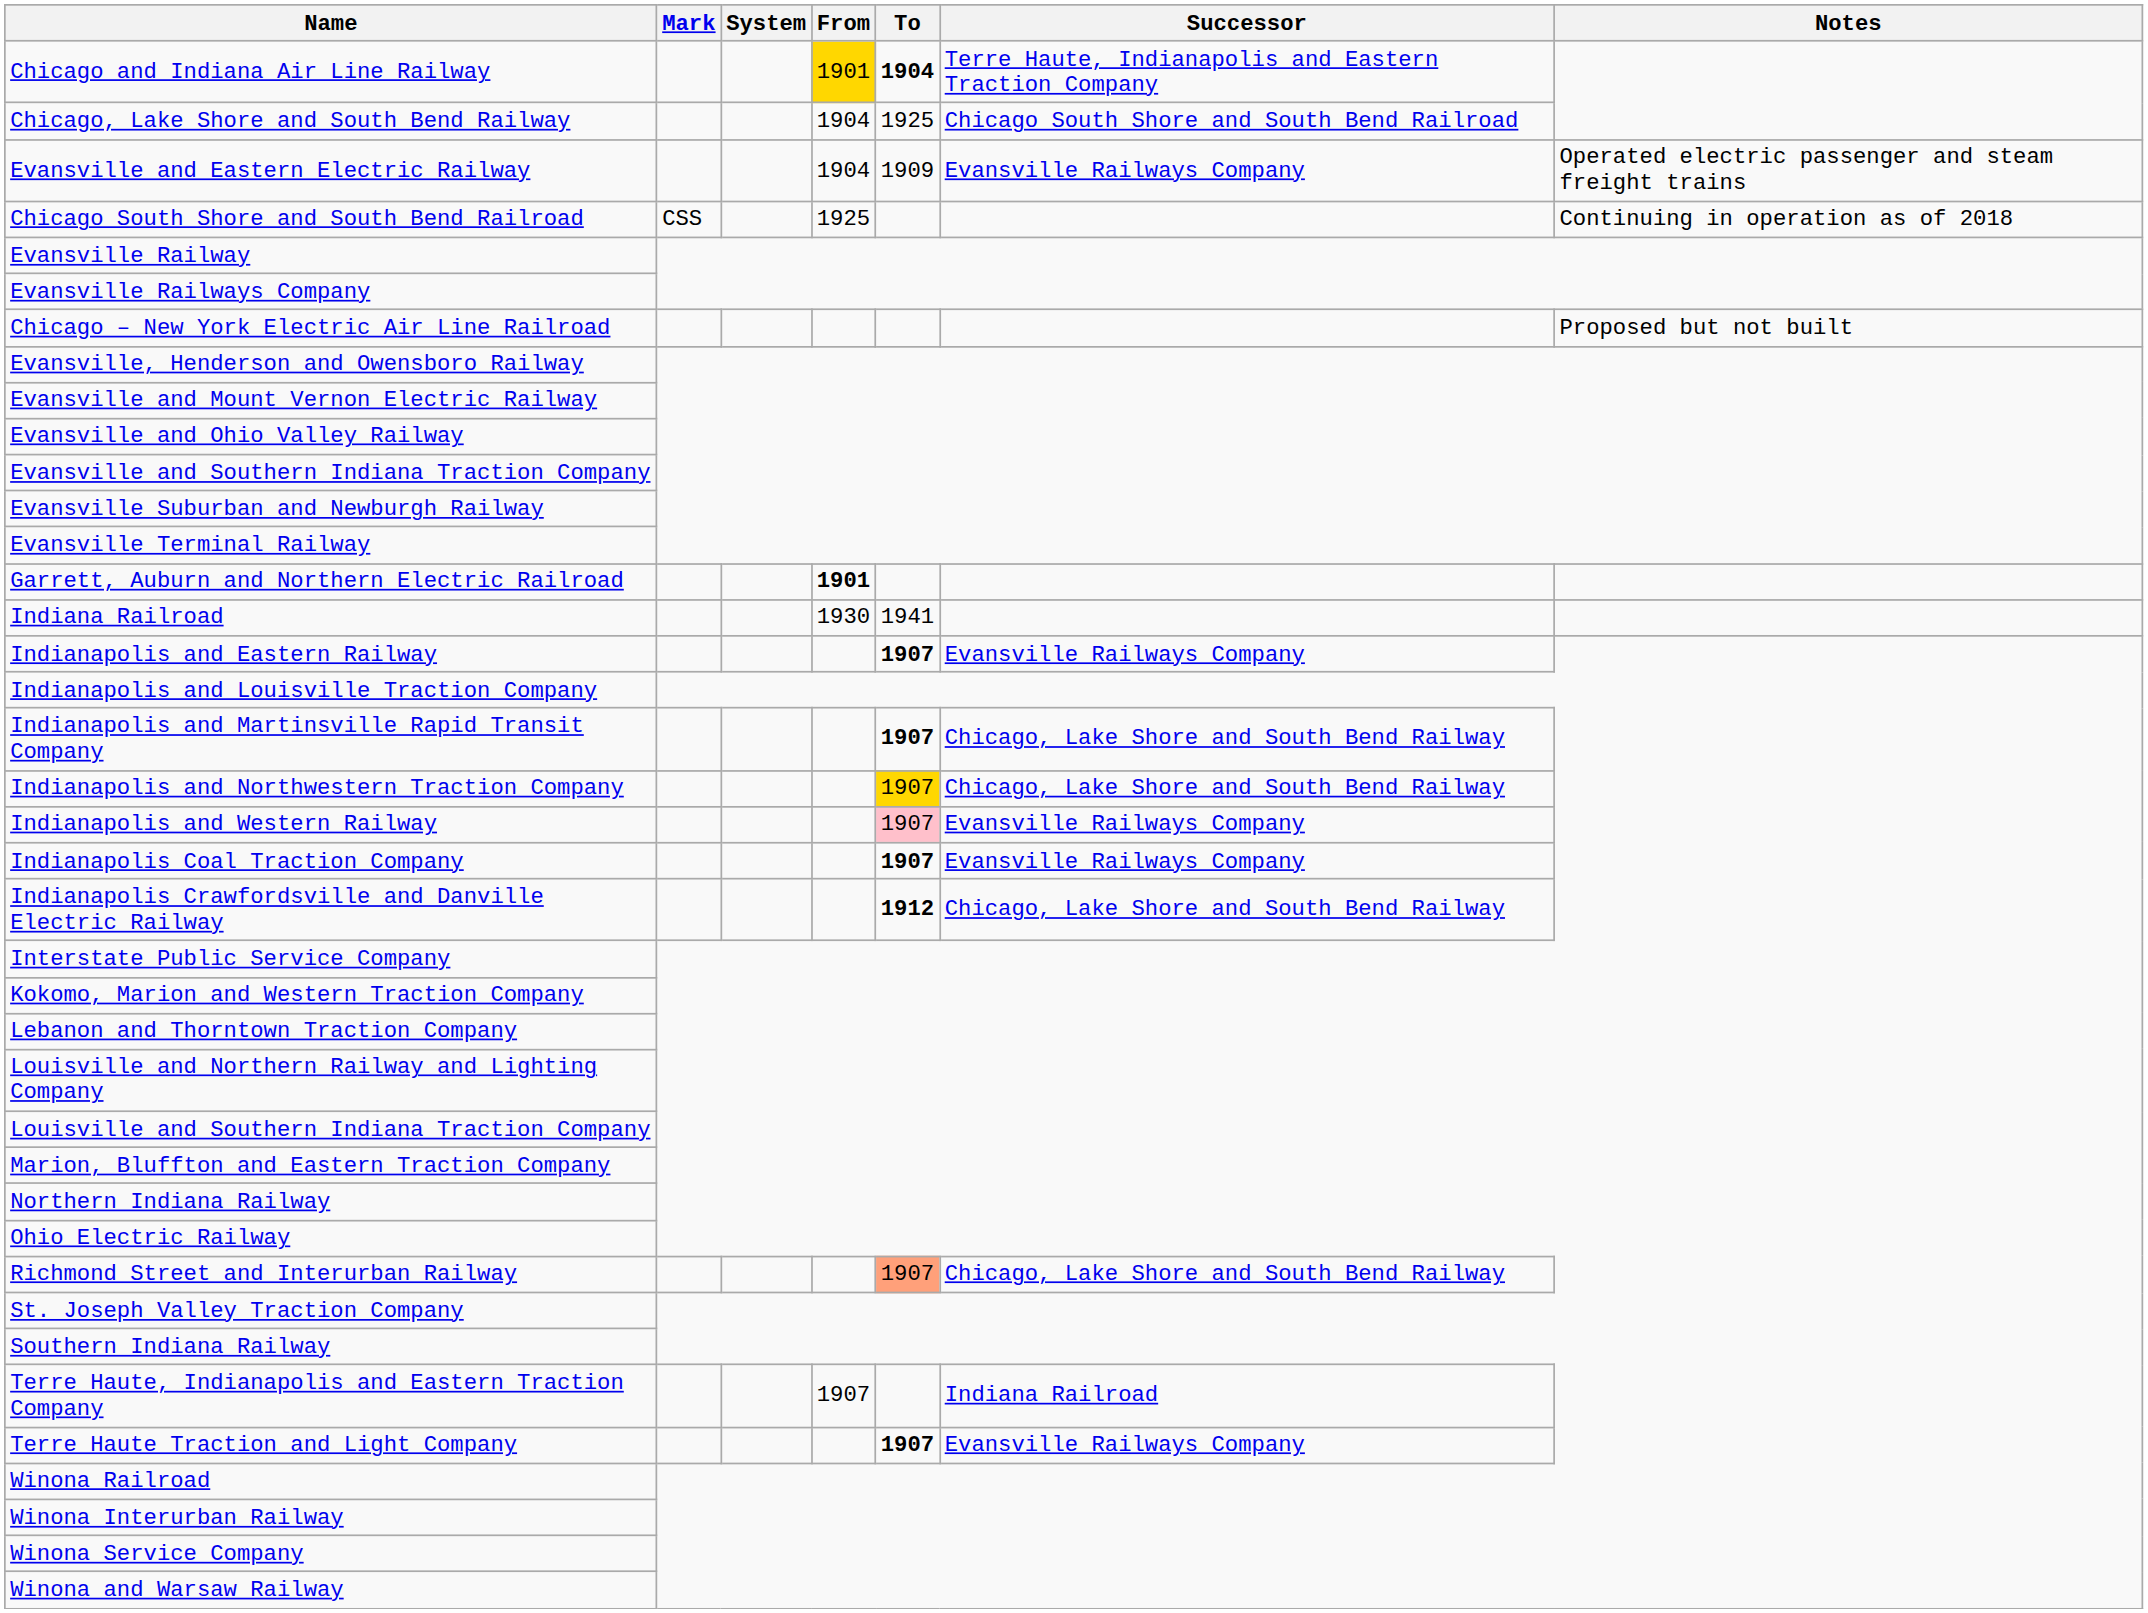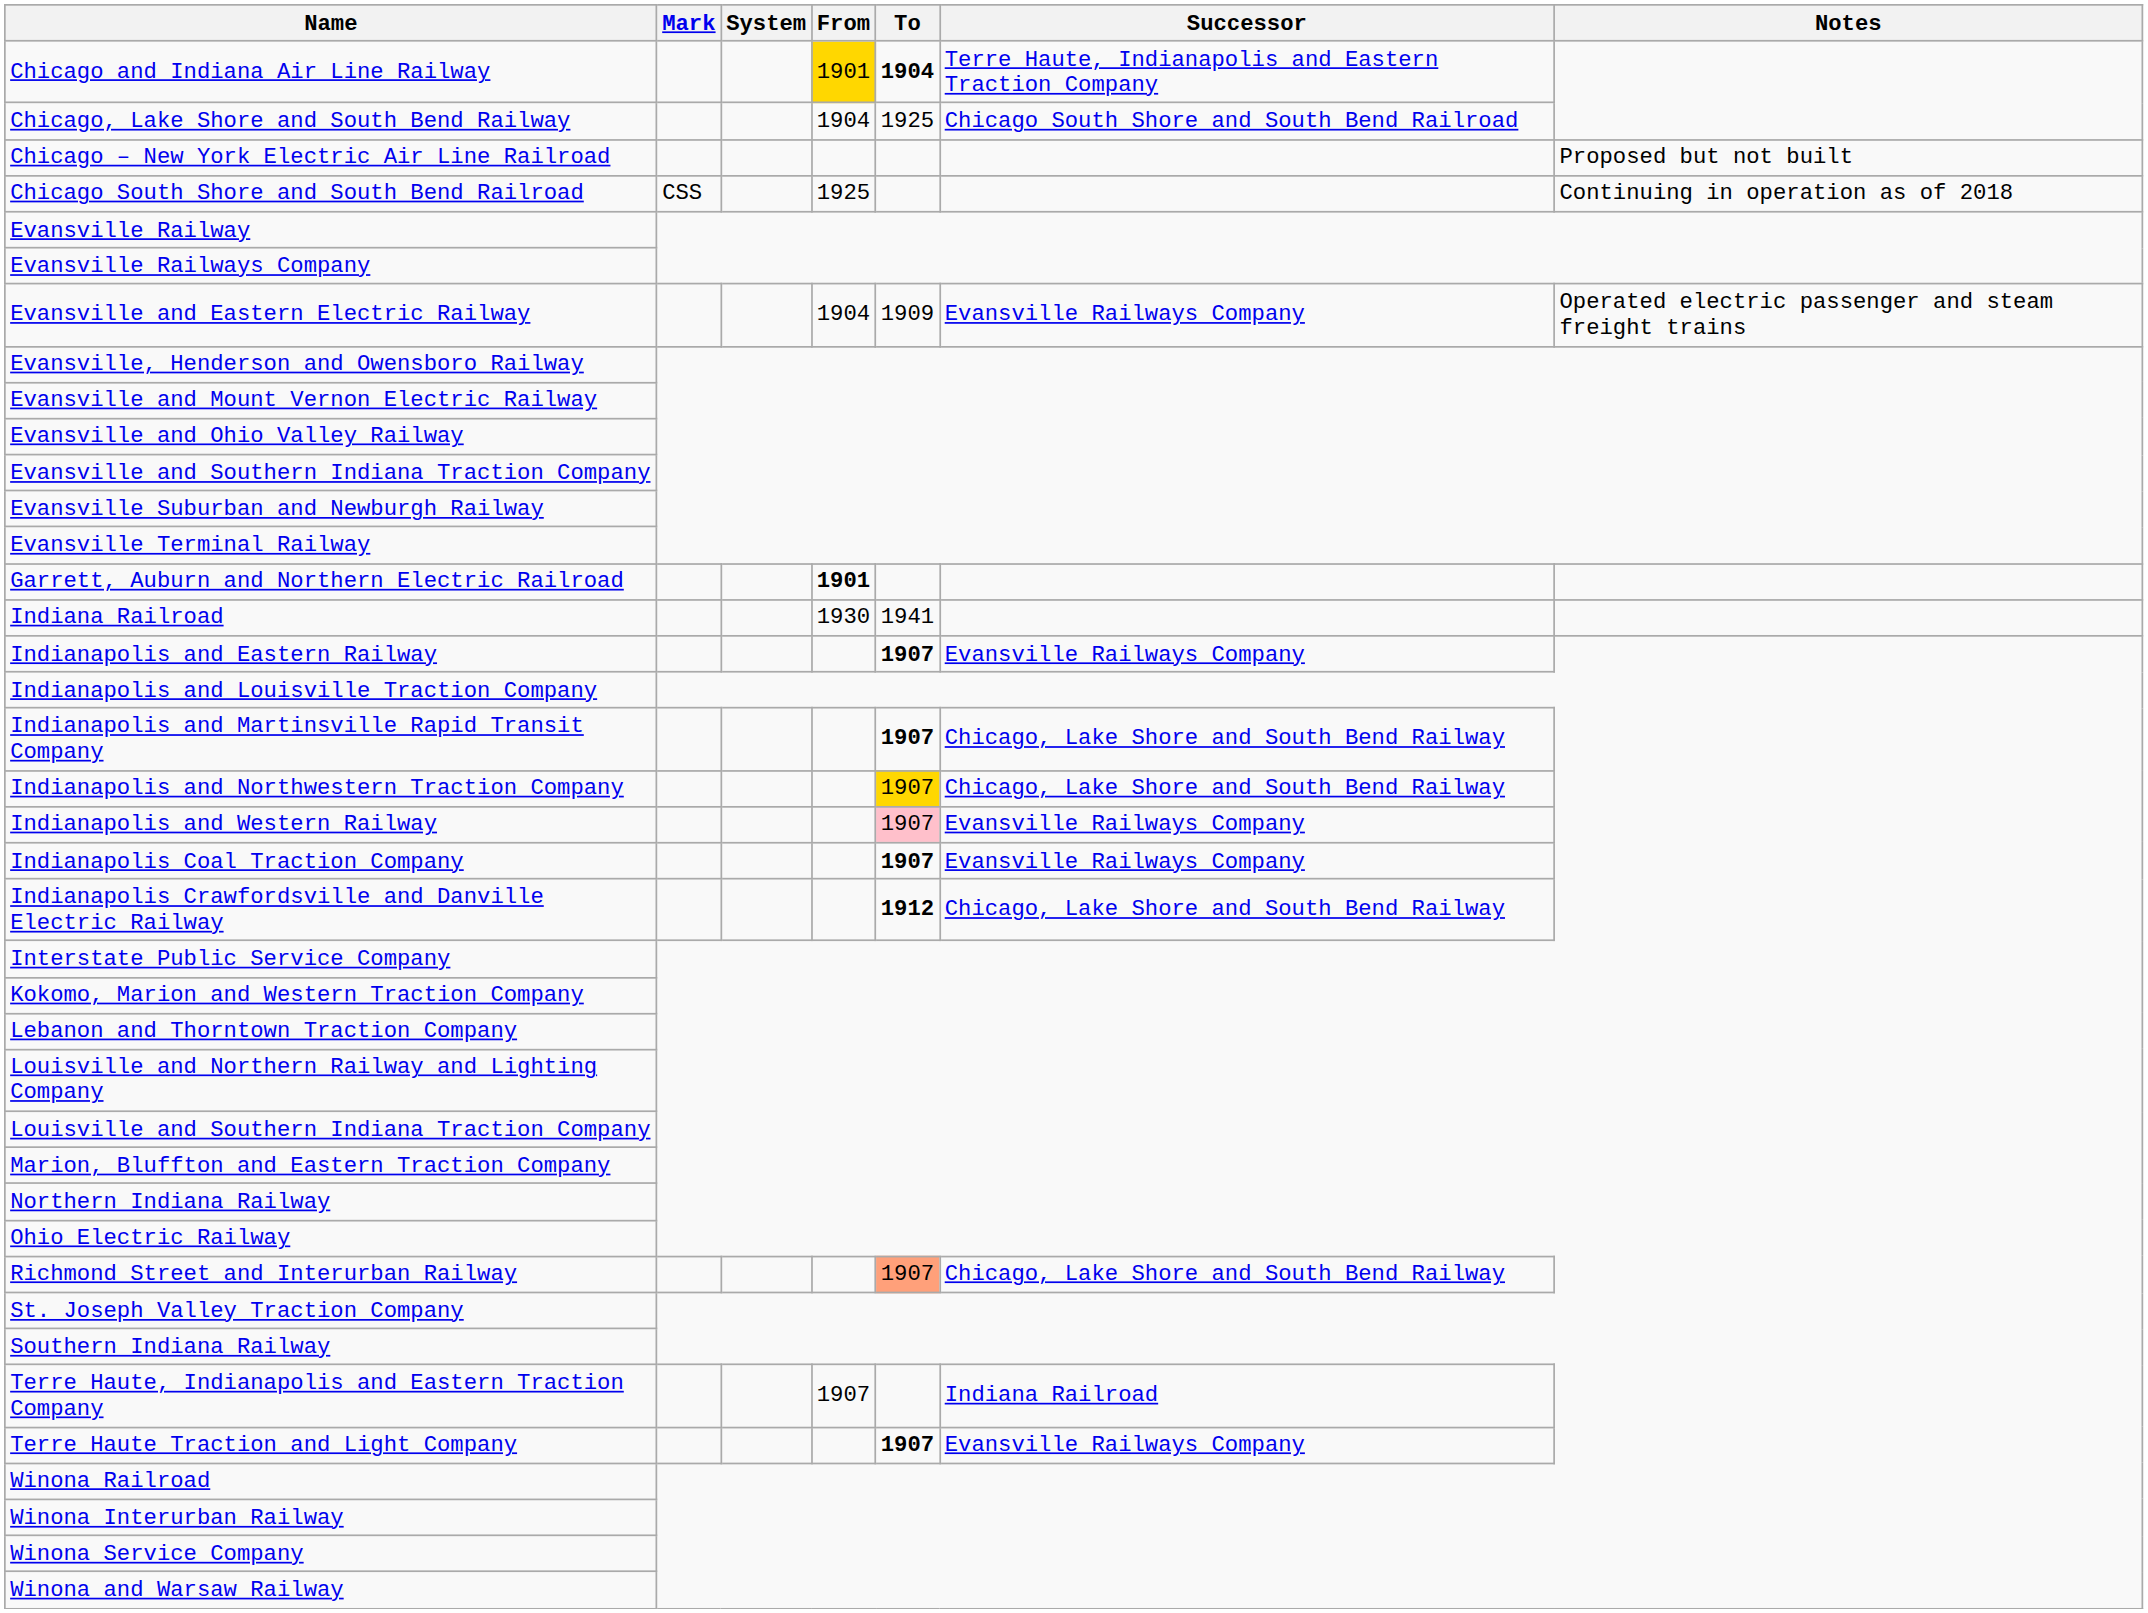rows swapped: (310, 328) <-> (270, 170)
